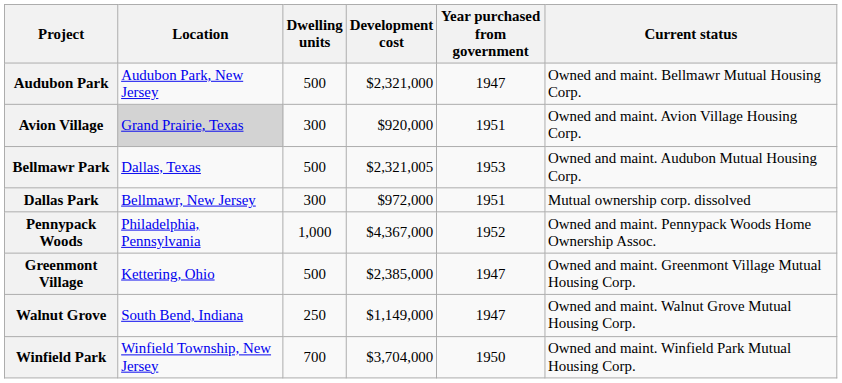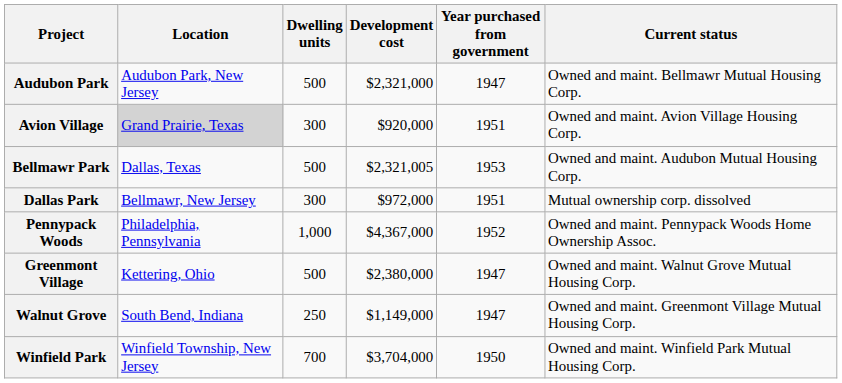(400, 273) $2,385,000 -> (400, 273) $2,380,000
(685, 273) Owned and maint. Greenmont Village Mutual Housing Corp. -> (670, 273) Owned and maint. Walnut Grove Mutual Housing Corp.
(670, 314) Owned and maint. Walnut Grove Mutual Housing Corp. -> (685, 314) Owned and maint. Greenmont Village Mutual Housing Corp.
